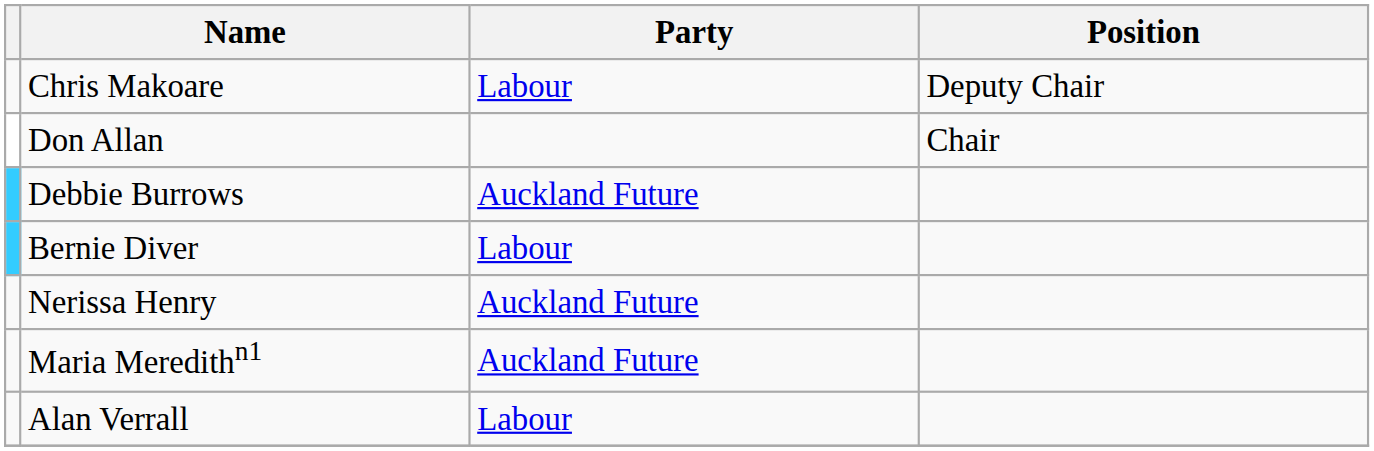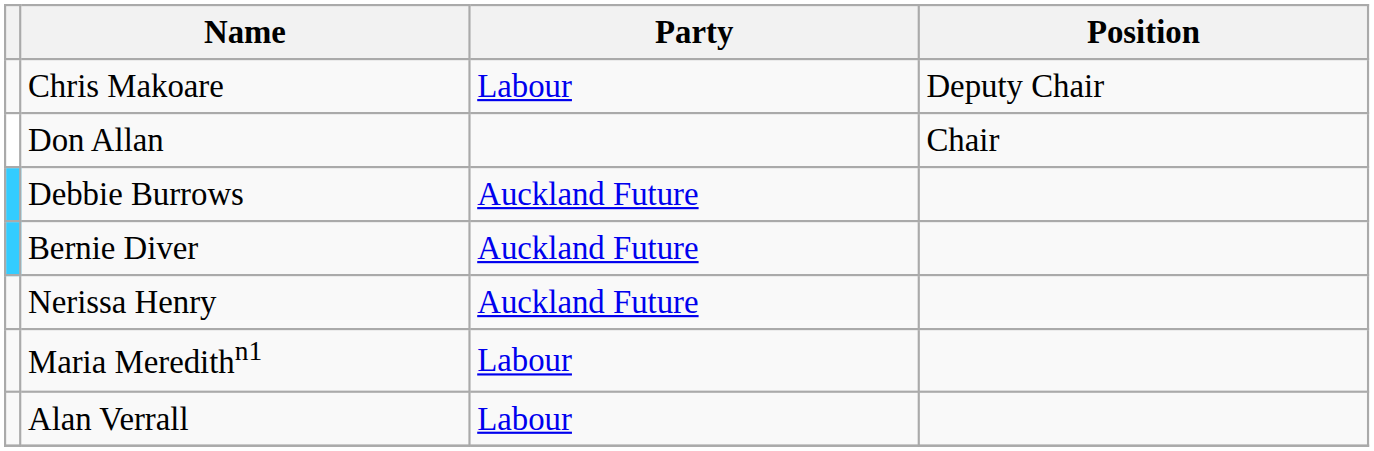(525, 248) Labour -> (588, 248) Auckland Future
(588, 359) Auckland Future -> (525, 359) Labour
